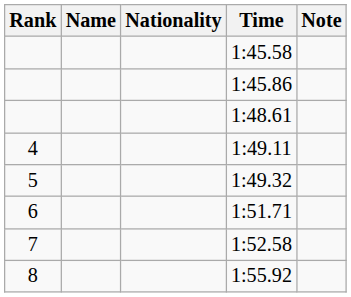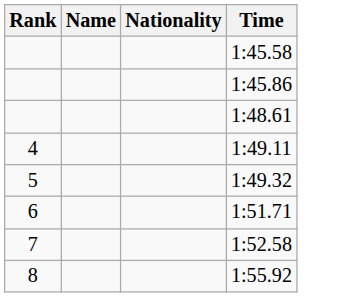- column: (321, 20)
